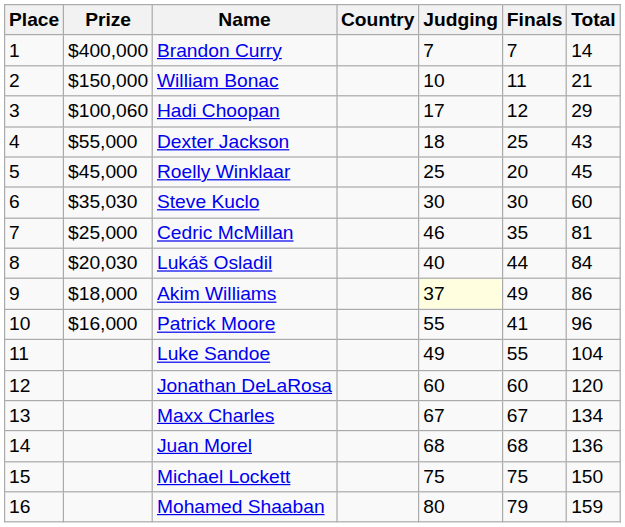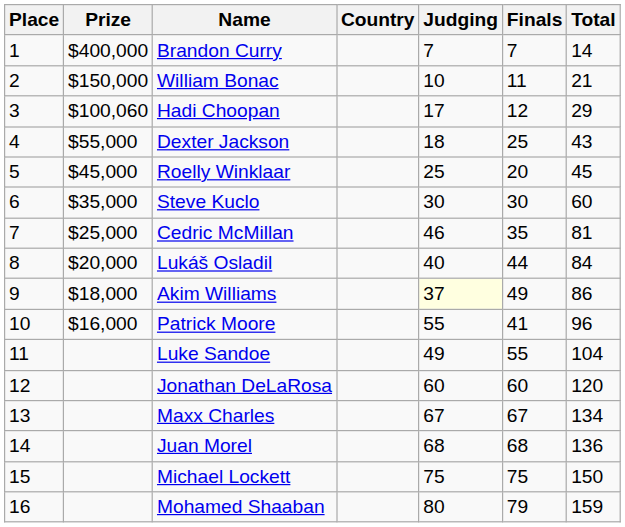(103, 202) $35,030 -> (103, 202) $35,000
(103, 263) $20,030 -> (103, 263) $20,000
